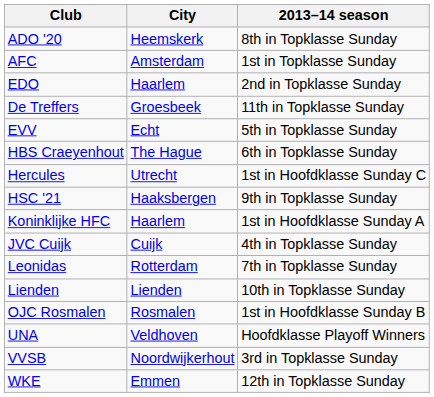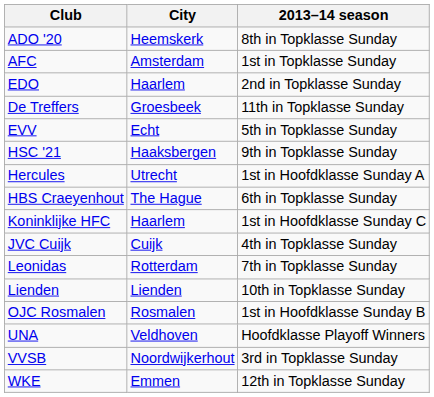rows swapped: (66, 152) <-> (34, 198)
(334, 175) 1st in Hoofdklasse Sunday C -> (333, 175) 1st in Hoofdklasse Sunday A
(333, 221) 1st in Hoofdklasse Sunday A -> (334, 221) 1st in Hoofdklasse Sunday C
